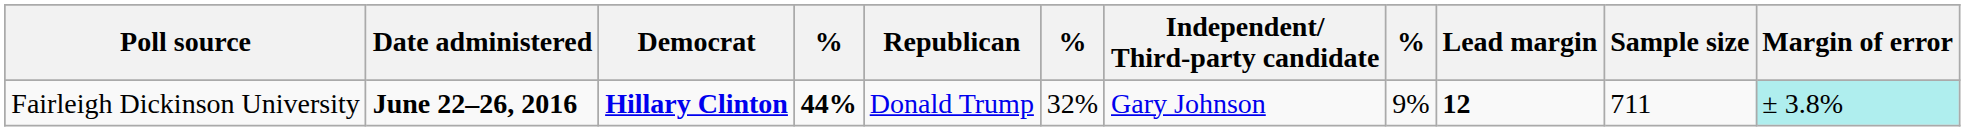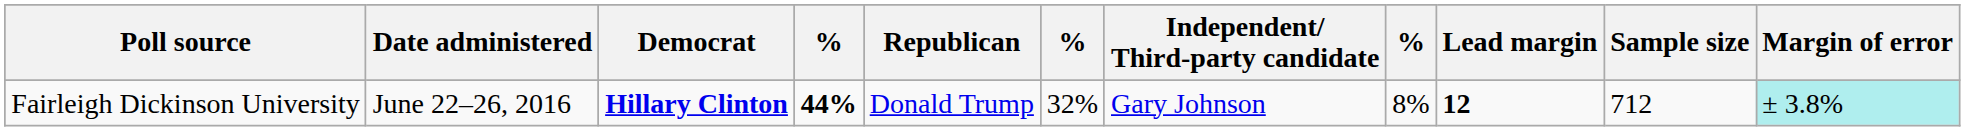(475, 102) bold -> (472, 102) normal
(1411, 102) 9% -> (1411, 102) 8%
(1631, 102) 711 -> (1631, 102) 712
